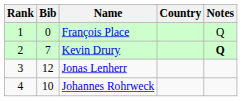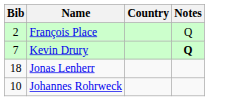- column: (20, 13)
(48, 31) 0 -> (16, 31) 2
(48, 68) 12 -> (16, 68) 18
